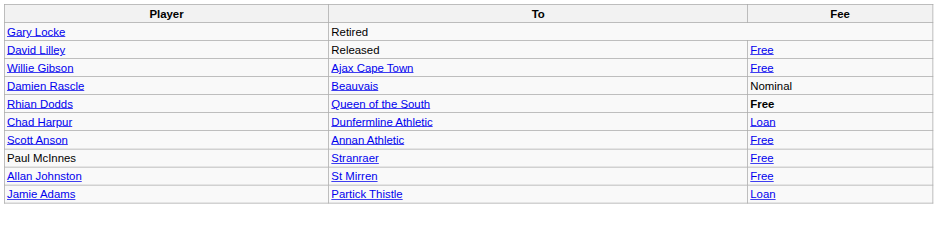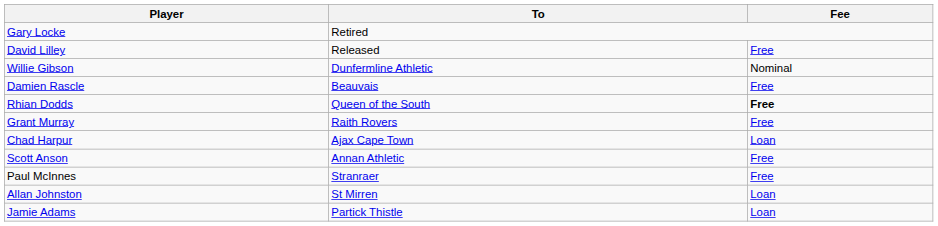(372, 68) Ajax Cape Town -> (382, 68) Dunfermline Athletic
(762, 68) Free -> (771, 68) Nominal
(771, 86) Nominal -> (762, 86) Free
+ row: (41, 122)
(382, 122) Dunfermline Athletic -> (372, 140) Ajax Cape Town
(762, 176) Free -> (763, 194) Loan
